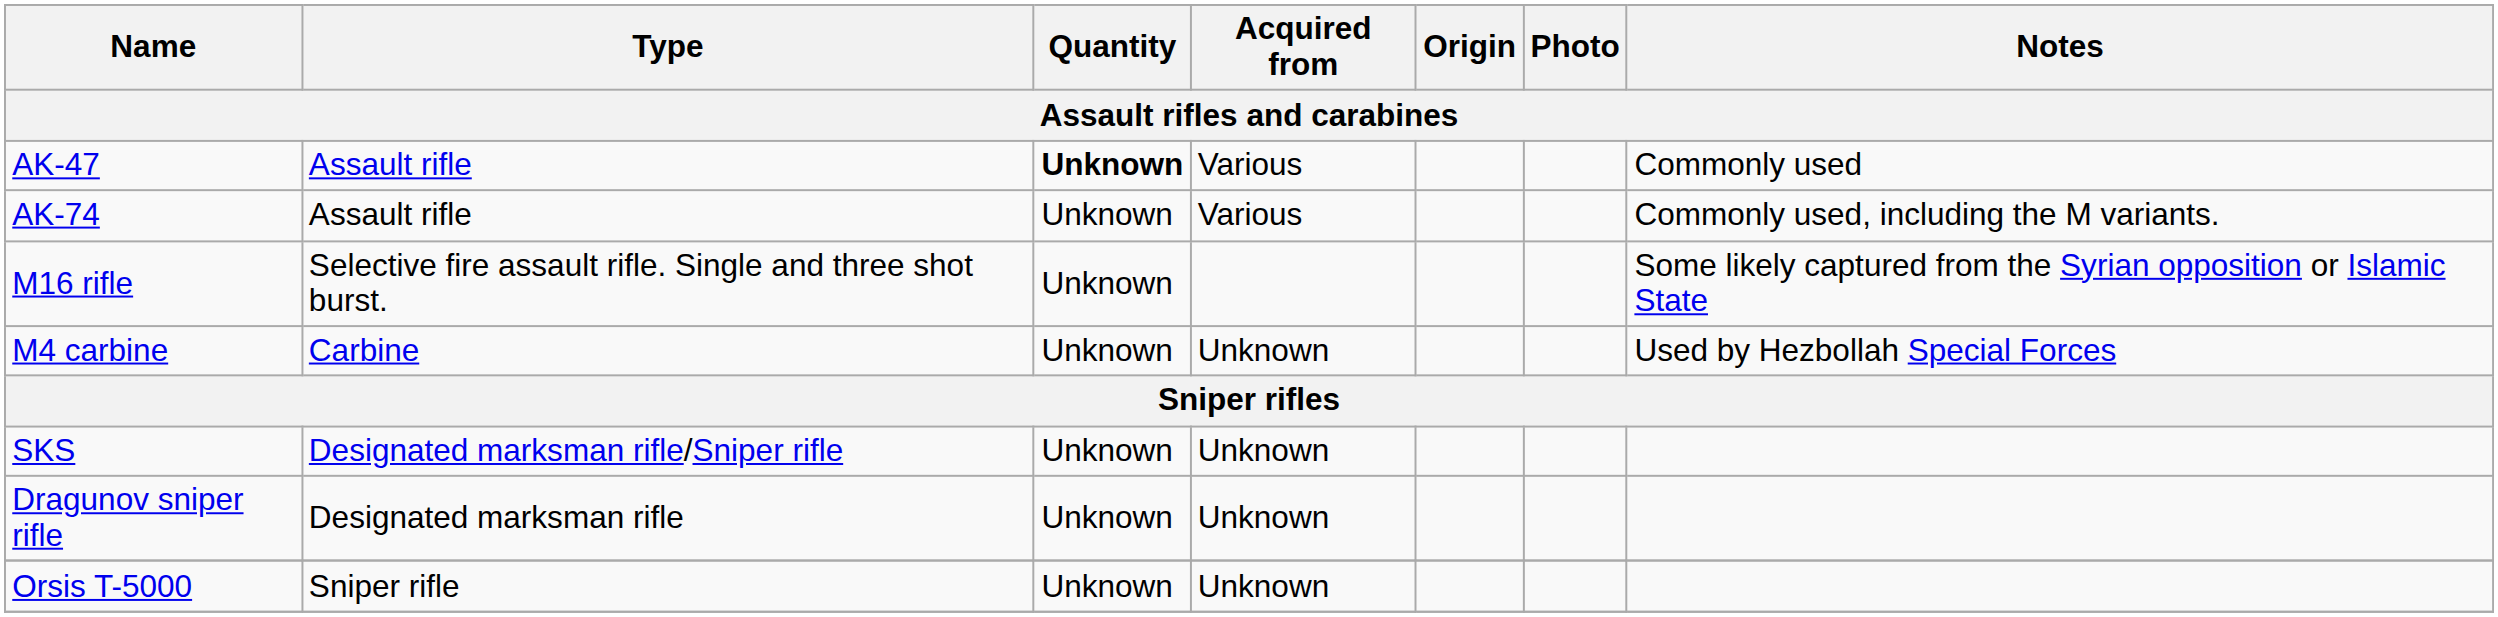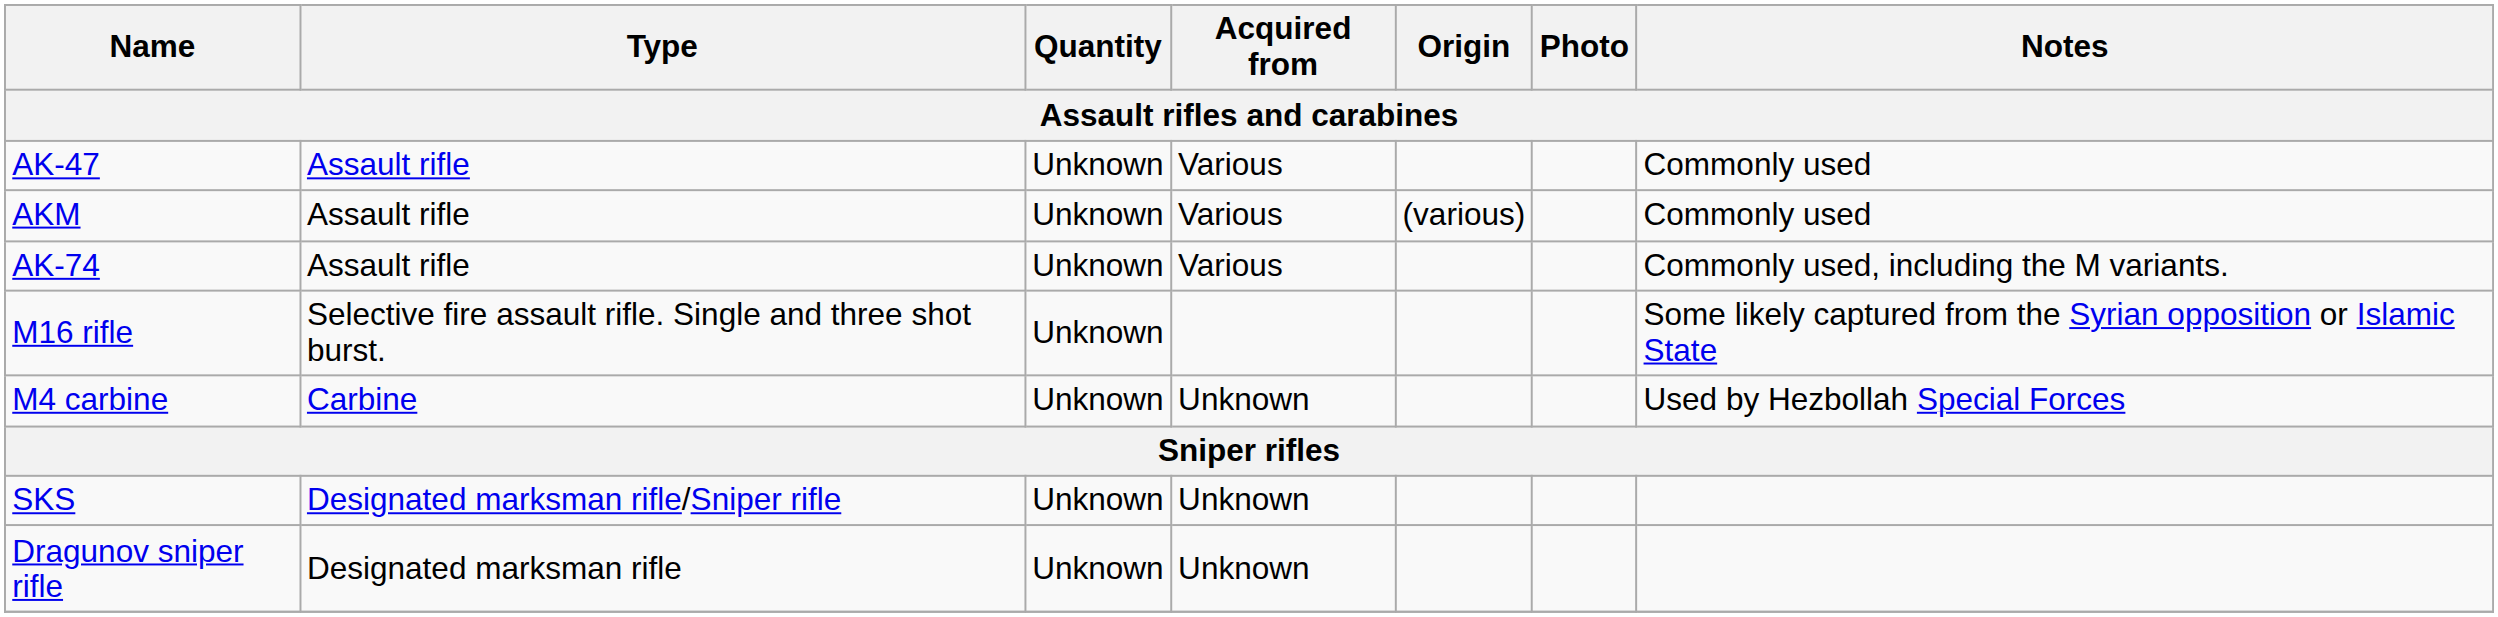(1112, 164) bold -> (1098, 164) normal
+ row: (46, 214)
- row: (102, 585)
